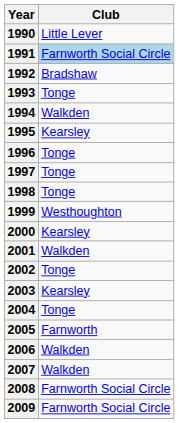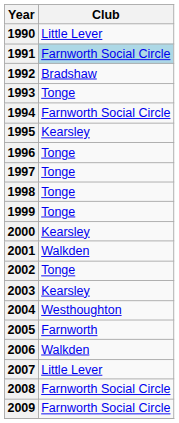(65, 113) Walkden -> (106, 113) Farnworth Social Circle
(81, 211) Westhoughton -> (58, 211) Tonge
(58, 310) Tonge -> (81, 310) Westhoughton
(65, 369) Walkden -> (72, 369) Little Lever
